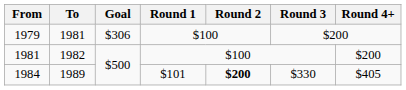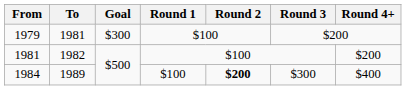(118, 34) $306 -> (118, 34) $300
(173, 74) $101 -> (173, 74) $100
(303, 74) $330 -> (303, 74) $300
(368, 74) $405 -> (368, 74) $400
